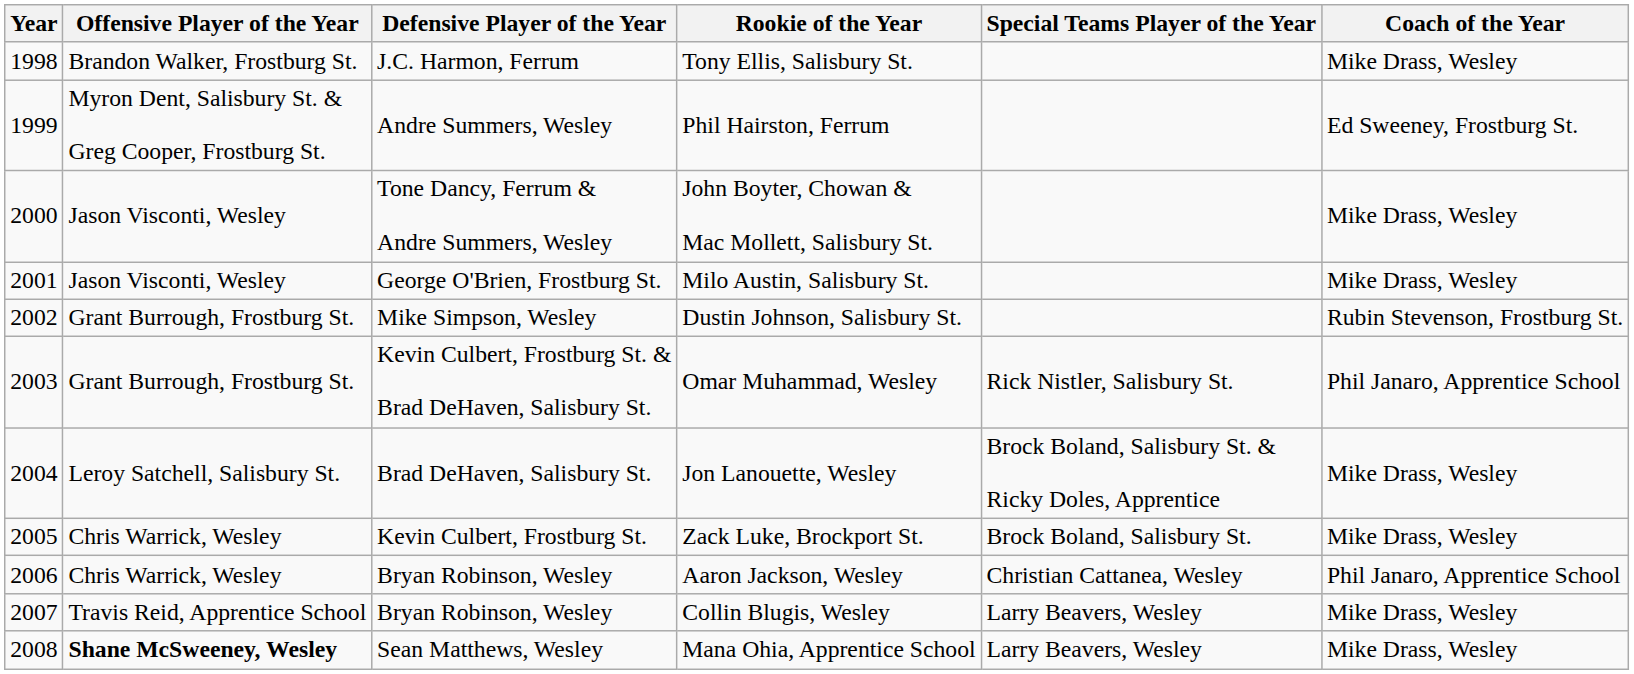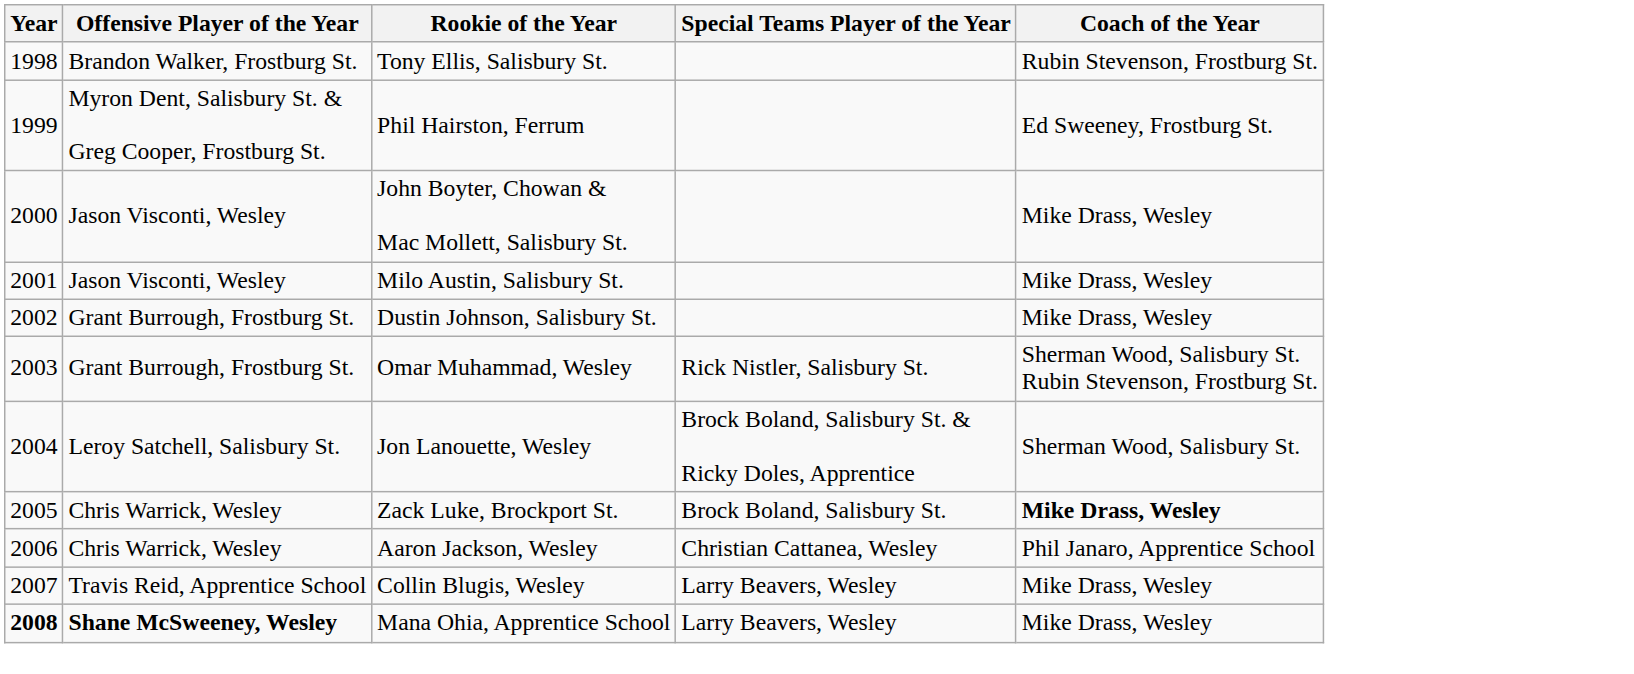- column: (524, 23)
(1422, 60) Mike Drass, Wesley -> (1170, 60) Rubin Stevenson, Frostburg St.
(1475, 317) Rubin Stevenson, Frostburg St. -> (1117, 317) Mike Drass, Wesley
(1474, 381) Phil Janaro, Apprentice School -> (1170, 368) Sherman Wood, Salisbury St. Rubin Stevenson, Frostburg St.
(1422, 472) Mike Drass, Wesley -> (1161, 446) Sherman Wood, Salisbury St.
(1422, 536) normal -> (1121, 510) bold
(34, 649) normal -> (34, 622) bold
